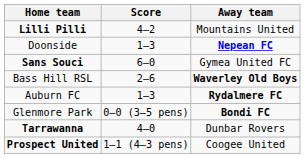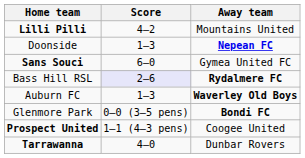(146, 79) no background -> (146, 79) lavender background
(245, 79) Waverley Old Boys -> (245, 79) Rydalmere FC
(245, 95) Rydalmere FC -> (245, 95) Waverley Old Boys
rows swapped: (53, 128) <-> (53, 145)
